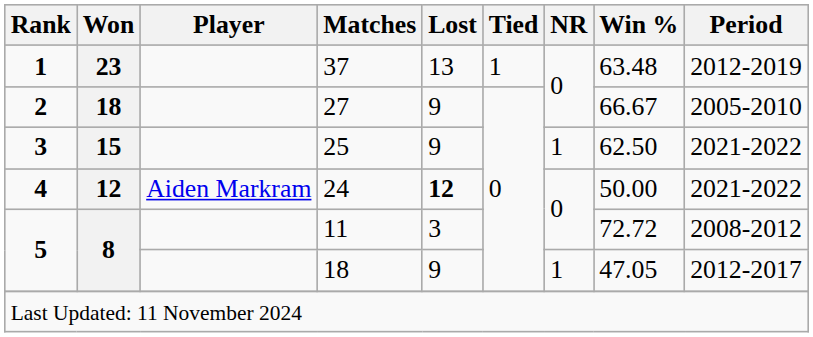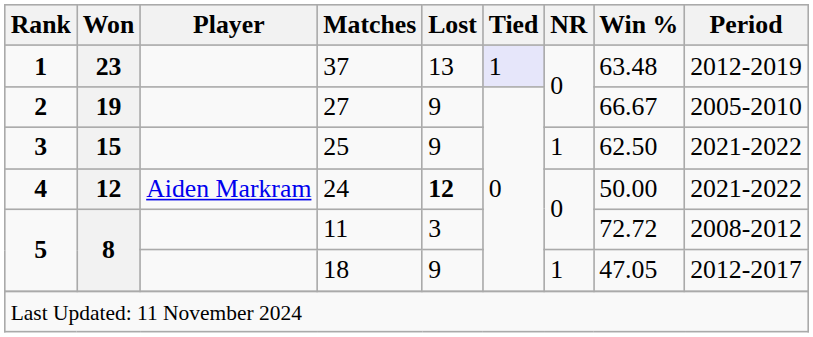(495, 65) no background -> (495, 65) lavender background
(109, 106) 18 -> (109, 106) 19
